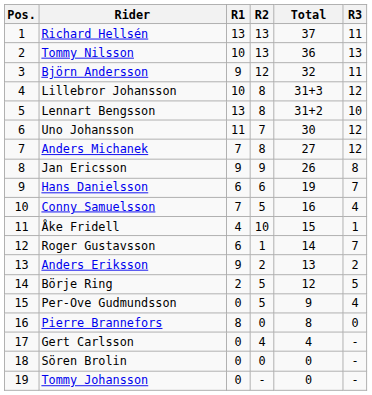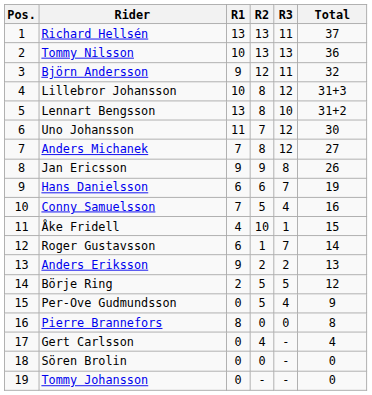columns swapped: (355, 14) <-> (309, 14)
